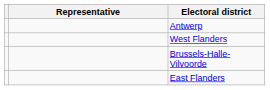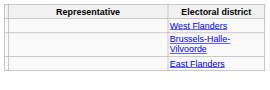- row: (186, 26)
